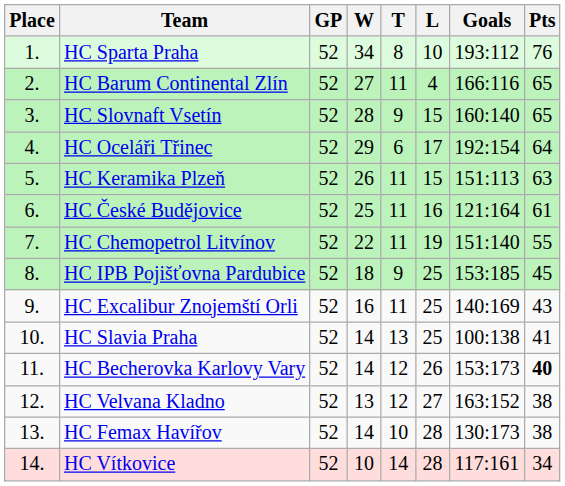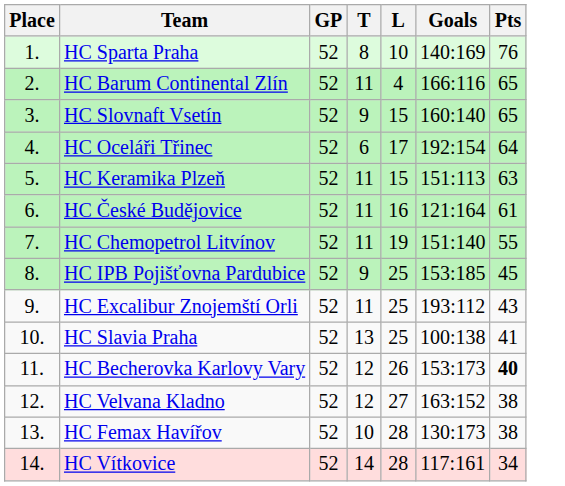- column: (364, 20)
(487, 52) 193:112 -> (453, 52) 140:169
(487, 305) 140:169 -> (453, 305) 193:112
